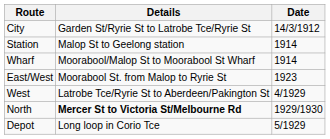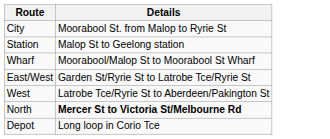- column: (298, 12)
(154, 28) Garden St/Ryrie St to Latrobe Tce/Ryrie St -> (142, 28) Moorabool St. from Malop to Ryrie St
(142, 77) Moorabool St. from Malop to Ryrie St -> (154, 77) Garden St/Ryrie St to Latrobe Tce/Ryrie St
